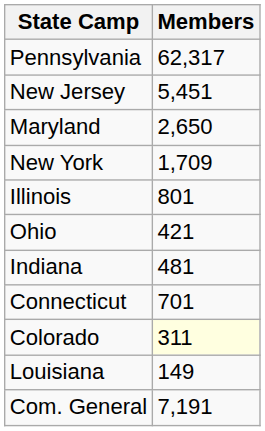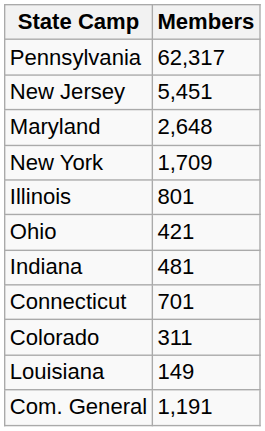(185, 127) 2,650 -> (185, 127) 2,648
(175, 337) lightyellow background -> (175, 337) no background
(185, 407) 7,191 -> (185, 407) 1,191
